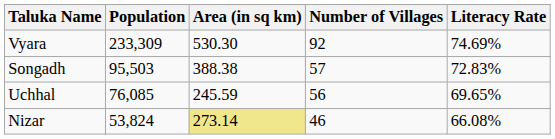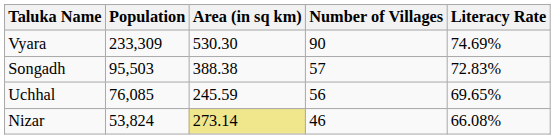(317, 43) 92 -> (317, 43) 90
